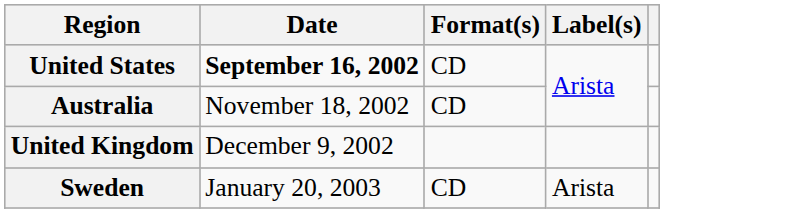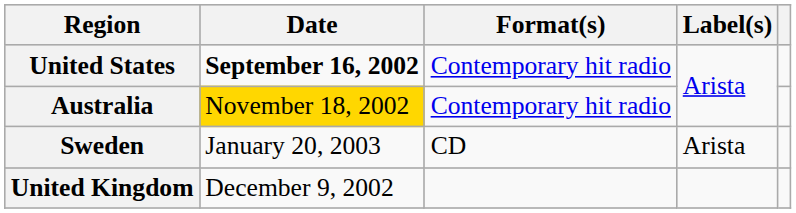(448, 65) CD -> (551, 65) Contemporary hit radio
(307, 106) no background -> (307, 106) gold background
(448, 106) CD -> (551, 106) Contemporary hit radio
rows swapped: (102, 146) <-> (102, 187)
